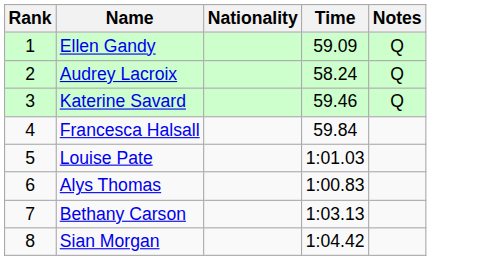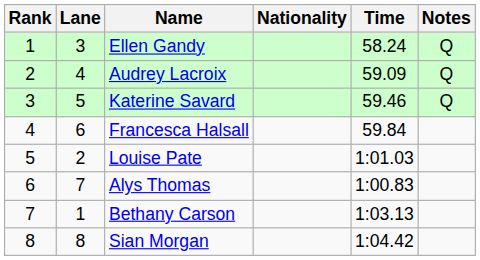+ column: (80, 18)
(335, 46) 59.09 -> (384, 46) 58.24
(335, 74) 58.24 -> (384, 74) 59.09
